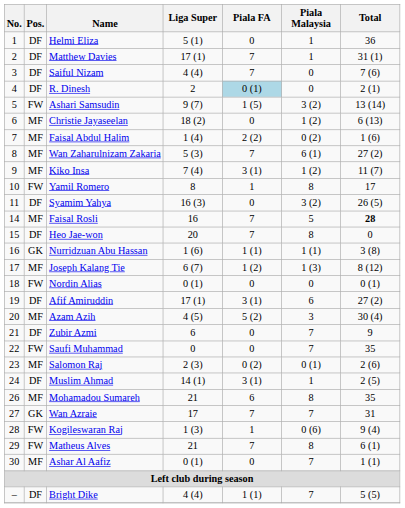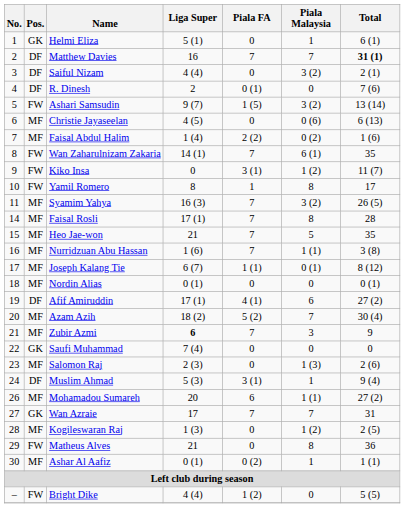(35, 40) DF -> (35, 40) GK
(370, 40) 36 -> (370, 40) 6 (1)
(193, 56) 17 (1) -> (193, 56) 16
(311, 56) 1 -> (311, 56) 7
(370, 56) normal -> (370, 56) bold
(252, 72) 7 -> (252, 72) 0
(311, 72) 0 -> (311, 72) 3 (2)
(370, 72) 7 (6) -> (370, 72) 2 (1)
(252, 89) lightblue background -> (252, 89) no background
(370, 89) 2 (1) -> (370, 89) 7 (6)
(193, 121) 18 (2) -> (193, 121) 4 (5)
(311, 121) 1 (2) -> (311, 121) 0 (6)
(35, 154) MF -> (35, 154) FW
(193, 154) 5 (3) -> (193, 154) 14 (1)
(370, 154) 27 (2) -> (370, 154) 35
(35, 170) MF -> (35, 170) FW
(193, 170) 7 (4) -> (193, 170) 0
(35, 202) DF -> (35, 202) MF
(252, 202) 0 -> (252, 202) 7
(193, 219) 16 -> (193, 219) 17 (1)
(311, 219) 5 -> (311, 219) 8
(370, 219) bold -> (370, 219) normal
(35, 235) DF -> (35, 235) MF
(193, 235) 20 -> (193, 235) 21
(311, 235) 8 -> (311, 235) 5
(370, 235) 0 -> (370, 235) 35
(35, 251) GK -> (35, 251) MF
(252, 251) 1 (1) -> (252, 251) 7
(252, 267) 1 (2) -> (252, 267) 1 (1)
(311, 267) 1 (3) -> (311, 267) 0 (1)
(35, 283) FW -> (35, 283) MF
(252, 300) 3 (1) -> (252, 300) 4 (1)
(193, 316) 4 (5) -> (193, 316) 18 (2)
(311, 316) 3 -> (311, 316) 7
(35, 332) DF -> (35, 332) MF
(193, 332) normal -> (193, 332) bold
(252, 332) 0 -> (252, 332) 7
(311, 332) 7 -> (311, 332) 3
(35, 348) FW -> (35, 348) GK
(193, 348) 0 -> (193, 348) 7 (4)
(311, 348) 7 -> (311, 348) 0
(370, 348) 35 -> (370, 348) 0
(252, 365) 0 (2) -> (252, 365) 0
(311, 365) 0 (1) -> (311, 365) 1 (3)
(193, 381) 14 (1) -> (193, 381) 5 (3)
(370, 381) 2 (5) -> (370, 381) 9 (4)
(193, 397) 21 -> (193, 397) 20
(311, 397) 8 -> (311, 397) 1 (1)
(370, 397) 35 -> (370, 397) 27 (2)
(35, 430) FW -> (35, 430) MF
(252, 430) 1 -> (252, 430) 0
(311, 430) 0 (6) -> (311, 430) 1 (2)
(370, 430) 9 (4) -> (370, 430) 2 (5)
(252, 446) 7 -> (252, 446) 0
(370, 446) 6 (1) -> (370, 446) 36
(252, 462) 0 -> (252, 462) 0 (2)
(311, 462) 7 -> (311, 462) 1
(35, 495) DF -> (35, 495) FW
(252, 495) 1 (1) -> (252, 495) 1 (2)
(311, 495) 7 -> (311, 495) 0
